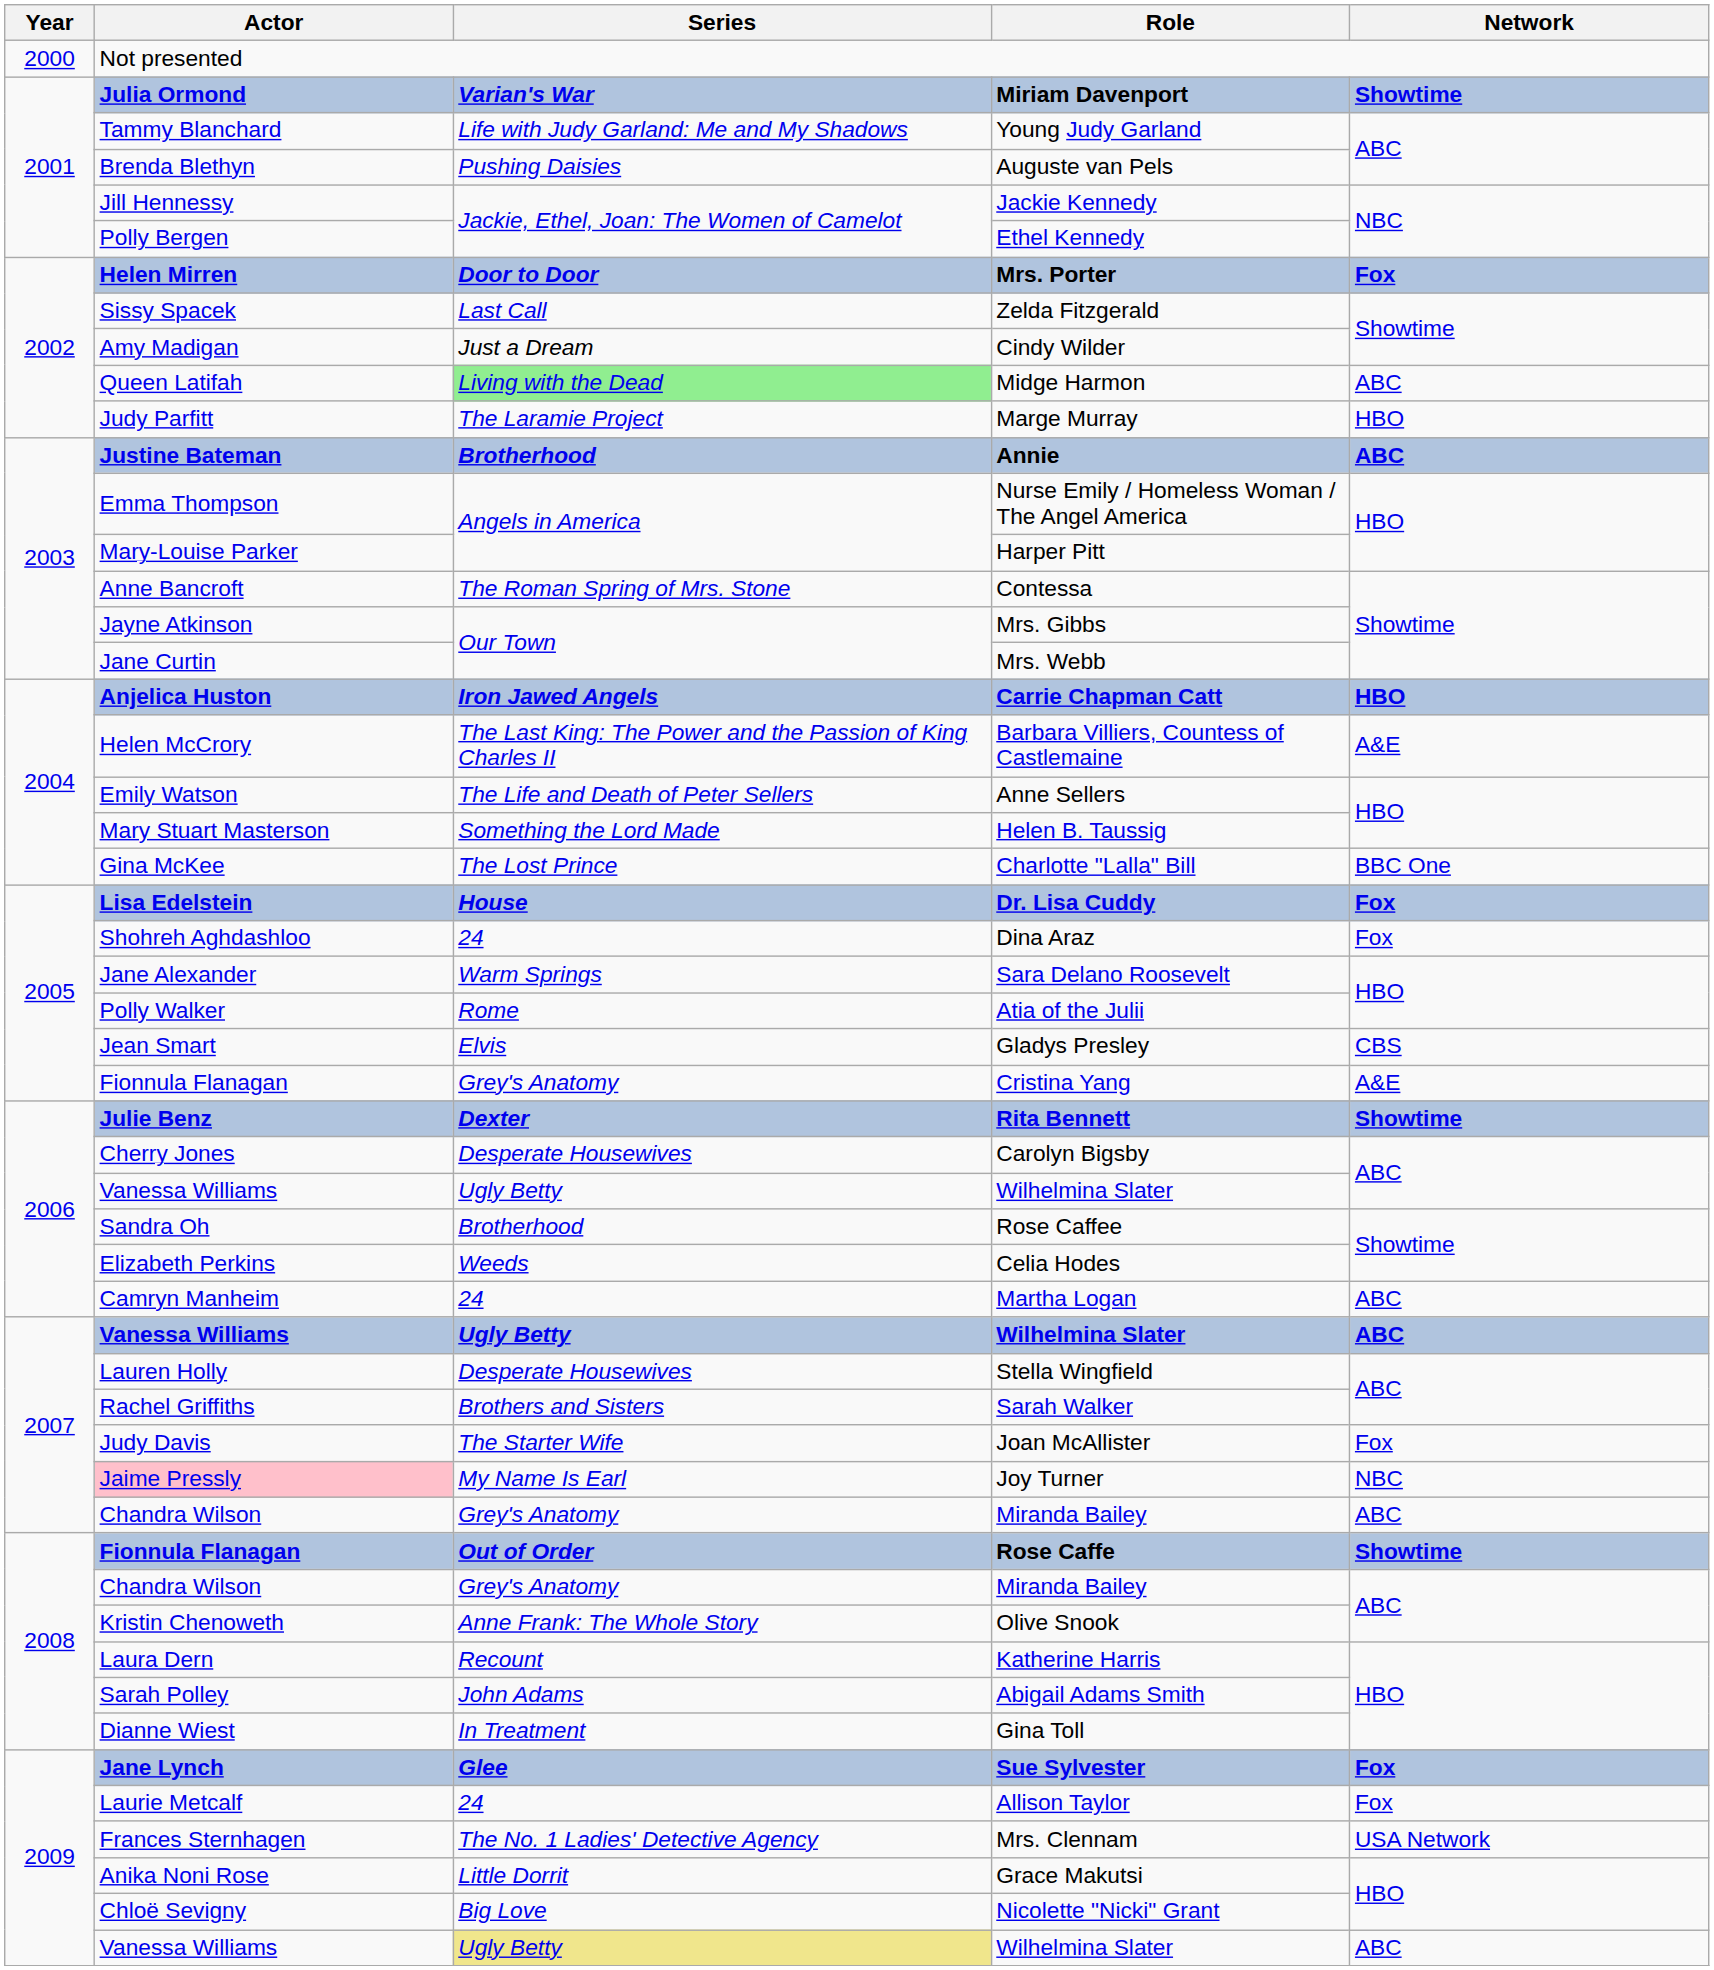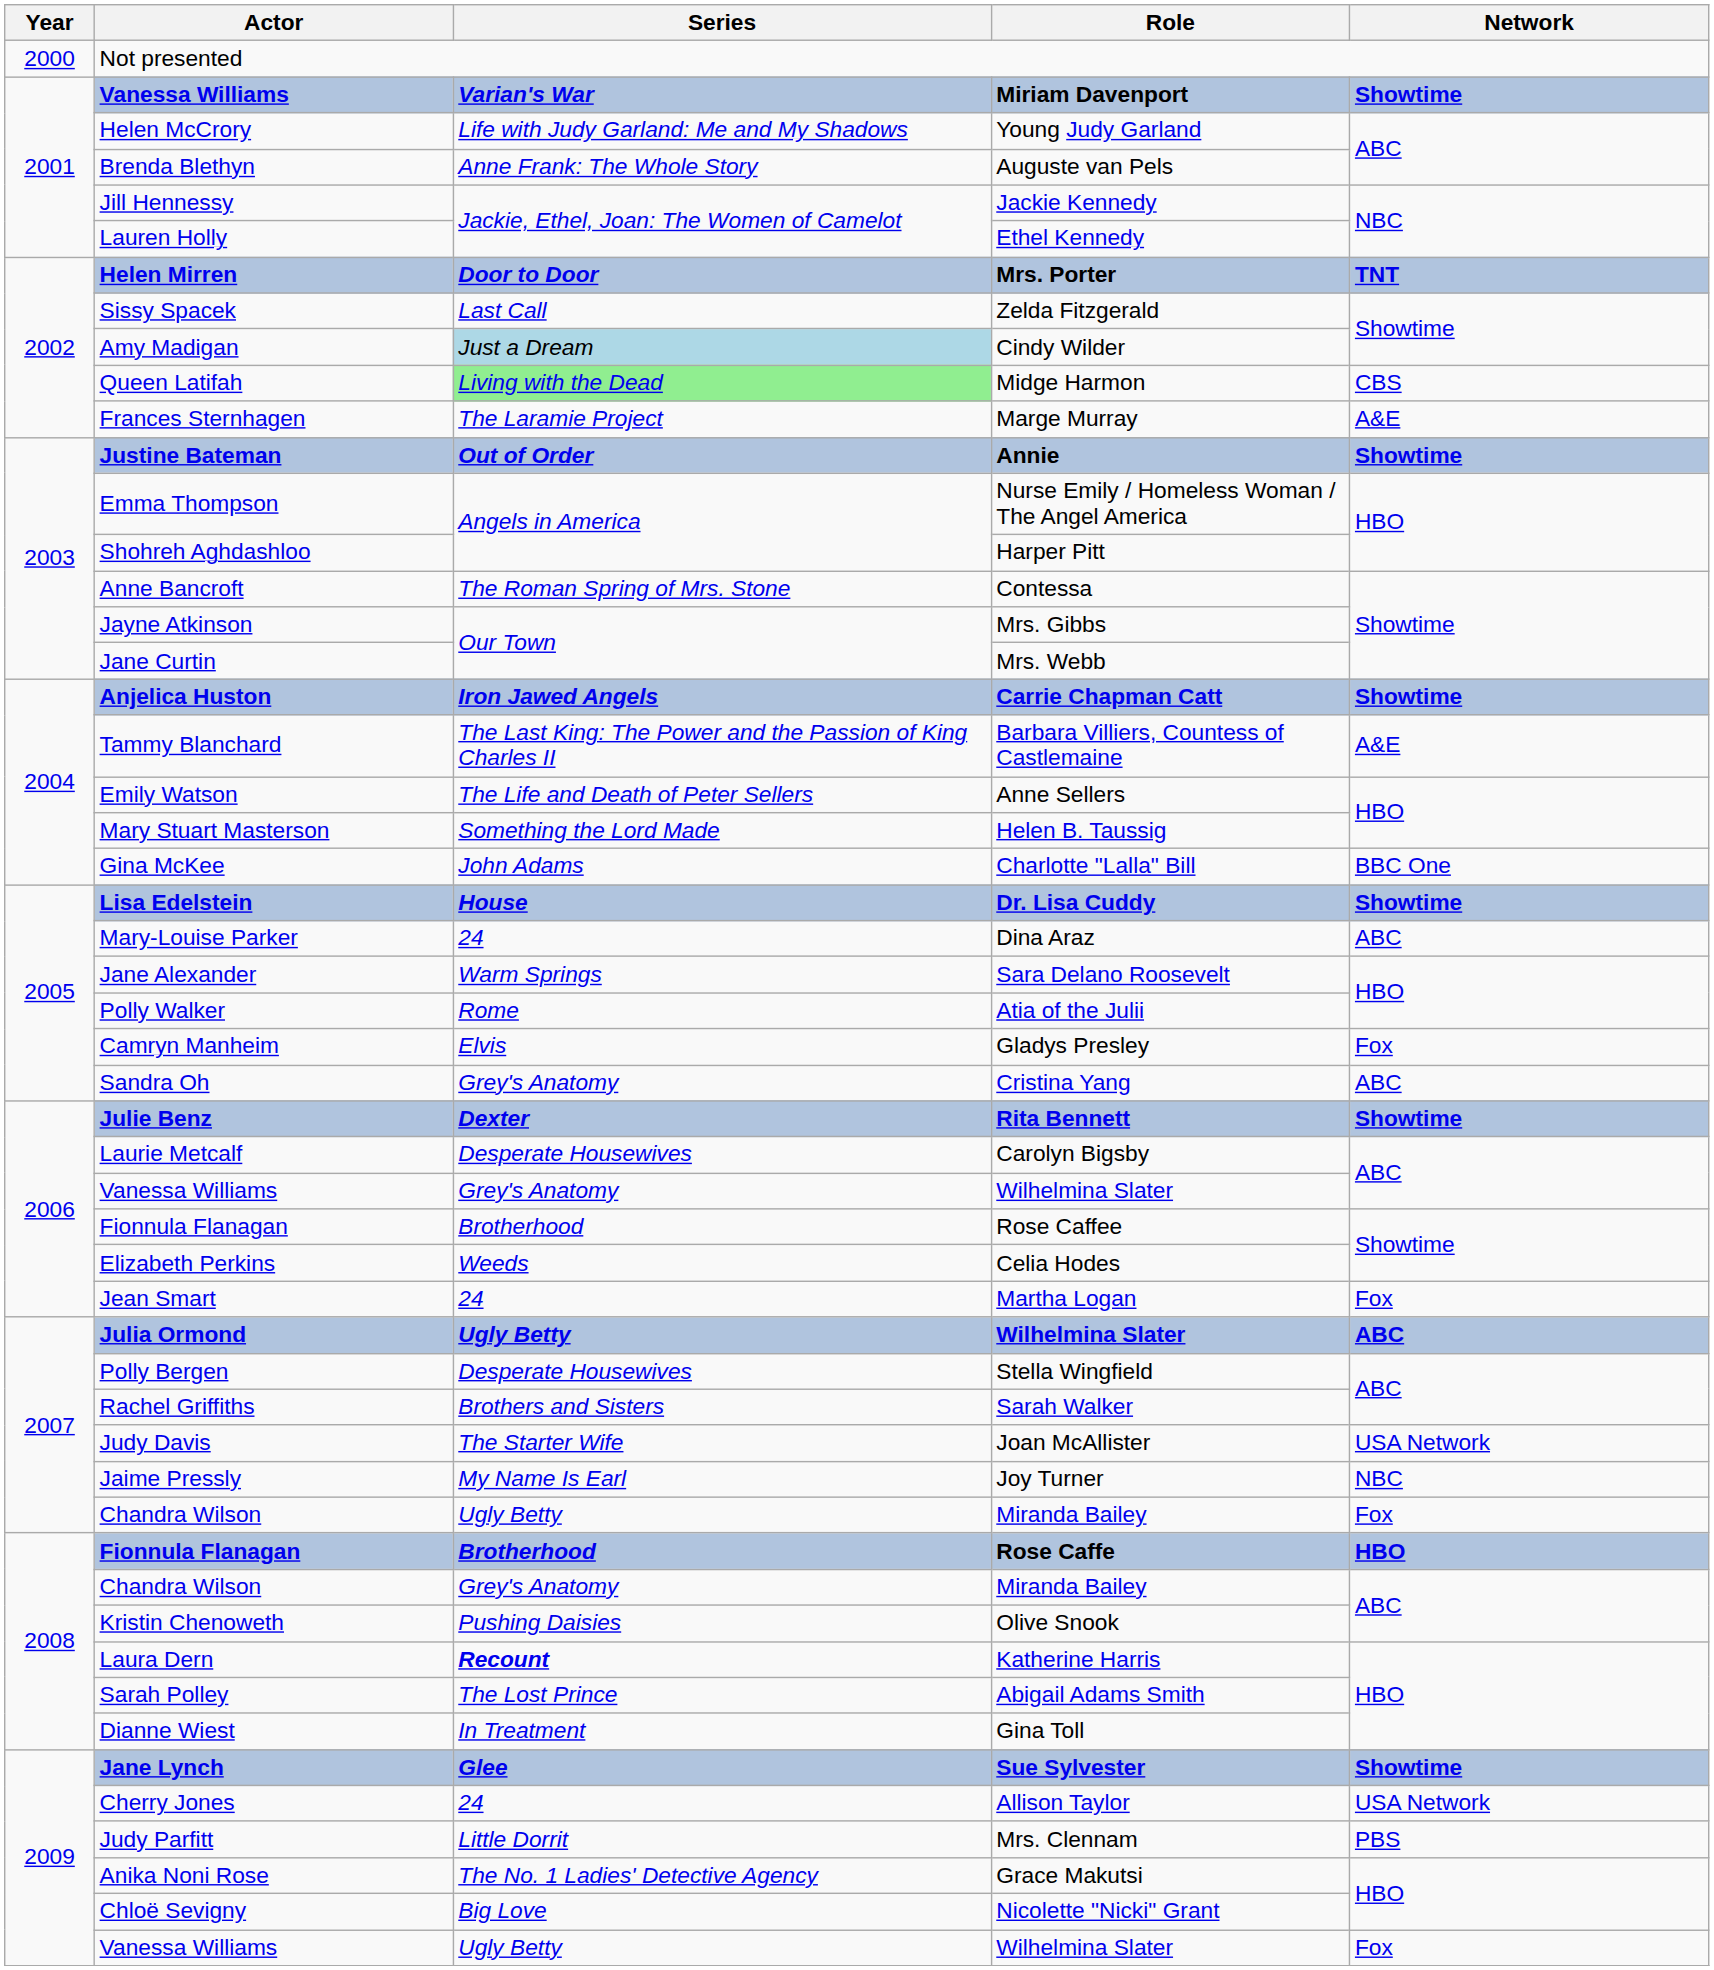(173, 94) Julia Ormond -> (194, 94) Vanessa Williams
(191, 130) Tammy Blanchard -> (175, 130) Helen McCrory
(540, 166) Pushing Daisies -> (608, 166) Anne Frank: The Whole Story
(164, 238) Polly Bergen -> (163, 238) Lauren Holly
(1375, 274) Fox -> (1377, 274) TNT
(526, 346) no background -> (526, 346) lightblue background
(1378, 382) ABC -> (1378, 382) CBS
(156, 418) Judy Parfitt -> (203, 418) Frances Sternhagen
(1380, 418) HBO -> (1378, 418) A&E
(527, 454) Brotherhood -> (526, 454) Out of Order
(1380, 454) ABC -> (1409, 454) Showtime
(199, 552) Mary-Louise Parker -> (205, 552) Shohreh Aghdashloo
(1380, 696) HBO -> (1409, 696) Showtime
(175, 745) Helen McCrory -> (191, 745) Tammy Blanchard
(538, 866) The Lost Prince -> (521, 866) John Adams
(1375, 902) Fox -> (1409, 902) Showtime
(205, 938) Shohreh Aghdashloo -> (199, 938) Mary-Louise Parker
(1374, 938) Fox -> (1378, 938) ABC
(158, 1046) Jean Smart -> (189, 1046) Camryn Manheim
(1378, 1046) CBS -> (1374, 1046) Fox
(194, 1082) Fionnula Flanagan -> (155, 1082) Sandra Oh
(1378, 1082) A&E -> (1378, 1082) ABC
(167, 1154) Cherry Jones -> (171, 1154) Laurie Metcalf
(510, 1190) Ugly Betty -> (538, 1190) Grey's Anatomy
(155, 1226) Sandra Oh -> (194, 1226) Fionnula Flanagan
(189, 1298) Camryn Manheim -> (158, 1298) Jean Smart
(1378, 1298) ABC -> (1374, 1298) Fox
(194, 1334) Vanessa Williams -> (173, 1334) Julia Ormond
(163, 1370) Lauren Holly -> (164, 1370) Polly Bergen
(1374, 1442) Fox -> (1422, 1442) USA Network
(170, 1478) pink background -> (170, 1478) no background
(538, 1514) Grey's Anatomy -> (510, 1514) Ugly Betty
(1378, 1514) ABC -> (1374, 1514) Fox
(526, 1550) Out of Order -> (527, 1550) Brotherhood
(1409, 1550) Showtime -> (1380, 1550) HBO
(608, 1623) Anne Frank: The Whole Story -> (540, 1623) Pushing Daisies
(501, 1659) normal -> (504, 1659) bold
(521, 1695) John Adams -> (538, 1695) The Lost Prince
(1375, 1767) Fox -> (1409, 1767) Showtime
(171, 1803) Laurie Metcalf -> (167, 1803) Cherry Jones
(1374, 1803) Fox -> (1422, 1803) USA Network
(203, 1839) Frances Sternhagen -> (156, 1839) Judy Parfitt
(638, 1839) The No. 1 Ladies' Detective Agency -> (513, 1839) Little Dorrit
(1422, 1839) USA Network -> (1378, 1839) PBS
(513, 1875) Little Dorrit -> (638, 1875) The No. 1 Ladies' Detective Agency
(510, 1947) khaki background -> (510, 1947) no background
(1378, 1947) ABC -> (1374, 1947) Fox
